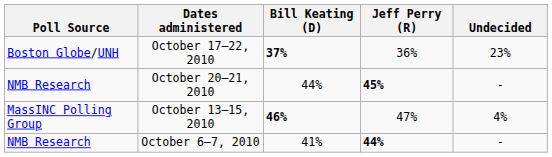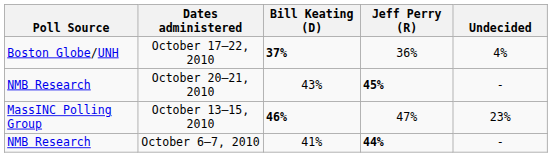(500, 53) 23% -> (500, 53) 4%
(312, 85) 44% -> (312, 85) 43%
(500, 117) 4% -> (500, 117) 23%
